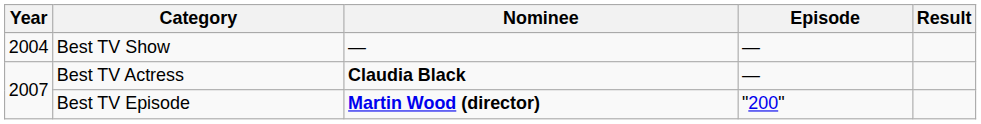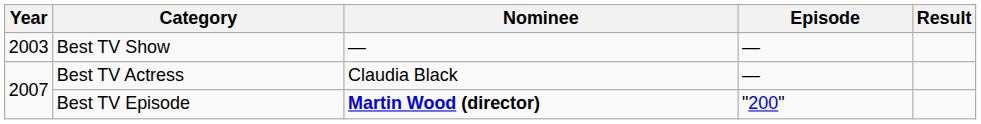(29, 47) 2004 -> (29, 47) 2003
(407, 75) bold -> (403, 75) normal
